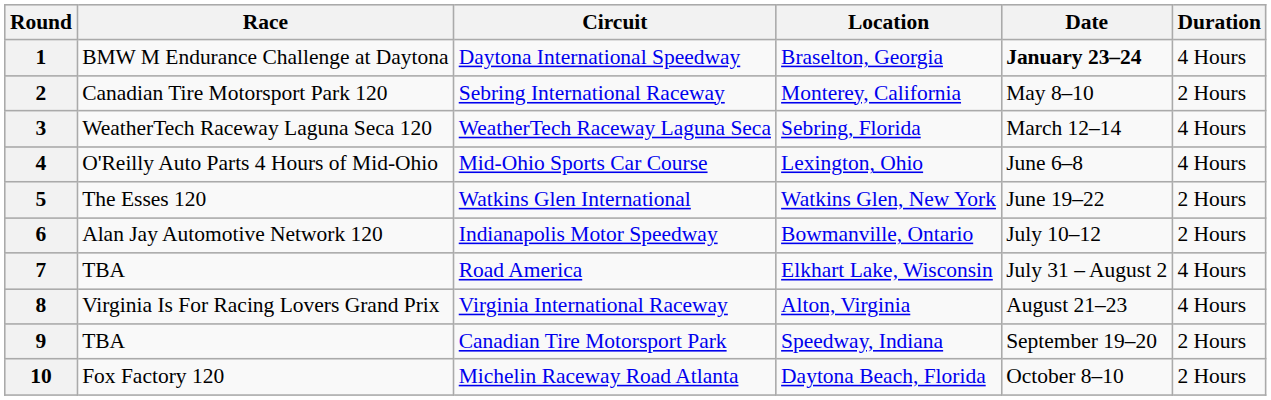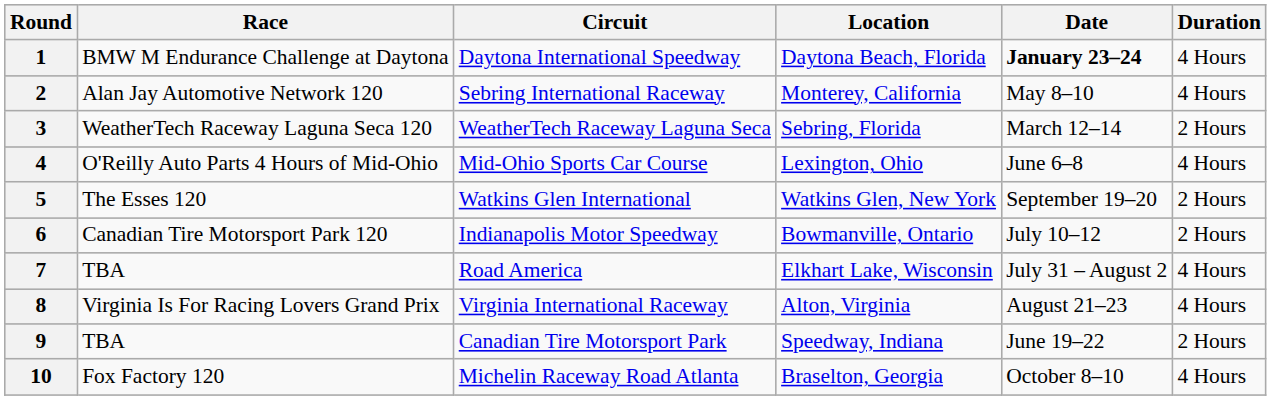(862, 57) Braselton, Georgia -> (883, 57) Daytona Beach, Florida
(235, 92) Canadian Tire Motorsport Park 120 -> (232, 92) Alan Jay Automotive Network 120
(1212, 92) 2 Hours -> (1212, 92) 4 Hours
(1212, 128) 4 Hours -> (1212, 128) 2 Hours
(1055, 199) June 19–22 -> (1082, 199) September 19–20
(232, 234) Alan Jay Automotive Network 120 -> (235, 234) Canadian Tire Motorsport Park 120
(1082, 340) September 19–20 -> (1055, 340) June 19–22
(883, 376) Daytona Beach, Florida -> (862, 376) Braselton, Georgia
(1212, 376) 2 Hours -> (1212, 376) 4 Hours
